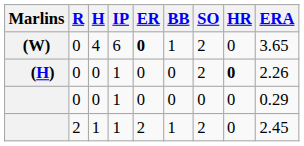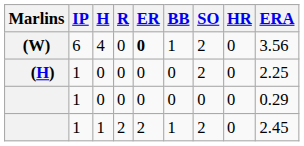columns swapped: (121, 18) <-> (78, 18)
(274, 45) 3.65 -> (274, 45) 3.56
(231, 72) bold -> (231, 72) normal
(274, 72) 2.26 -> (274, 72) 2.25
